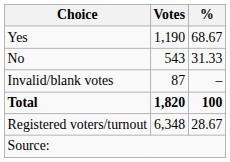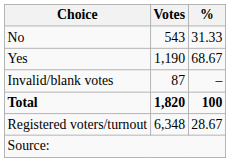rows swapped: (18, 37) <-> (16, 59)
